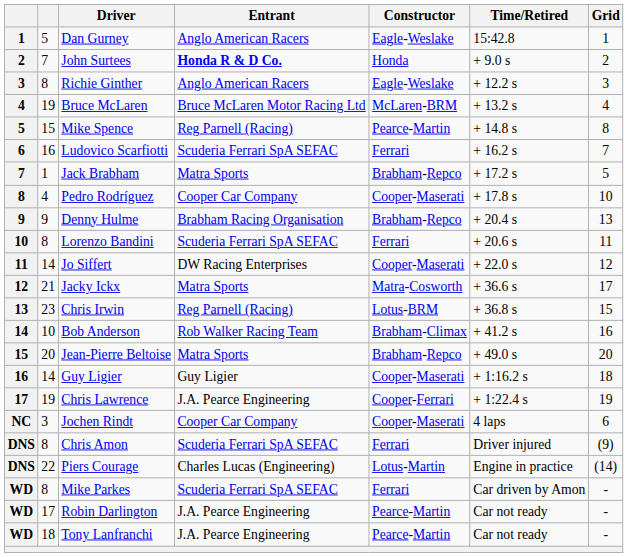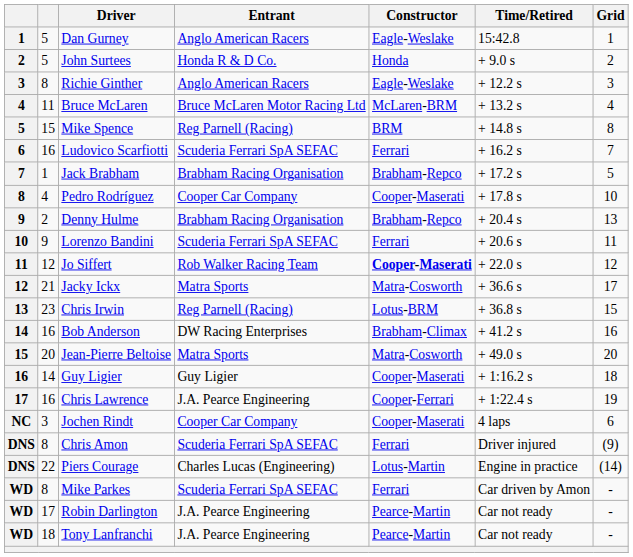(45, 61) 7 -> (45, 61) 5
(230, 61) bold -> (227, 61) normal
(48, 106) 19 -> (48, 106) 11
(411, 128) Pearce-Martin -> (387, 128) BRM
(213, 173) Matra Sports -> (260, 173) Brabham Racing Organisation
(45, 218) 9 -> (45, 218) 2
(45, 241) 8 -> (45, 241) 9
(48, 264) 14 -> (48, 264) 12
(242, 264) DW Racing Enterprises -> (248, 264) Rob Walker Racing Team
(418, 264) normal -> (422, 264) bold
(48, 331) 10 -> (48, 331) 16
(248, 331) Rob Walker Racing Team -> (242, 331) DW Racing Enterprises
(417, 354) Brabham-Repco -> (417, 354) Matra-Cosworth
(48, 399) 19 -> (48, 399) 16
